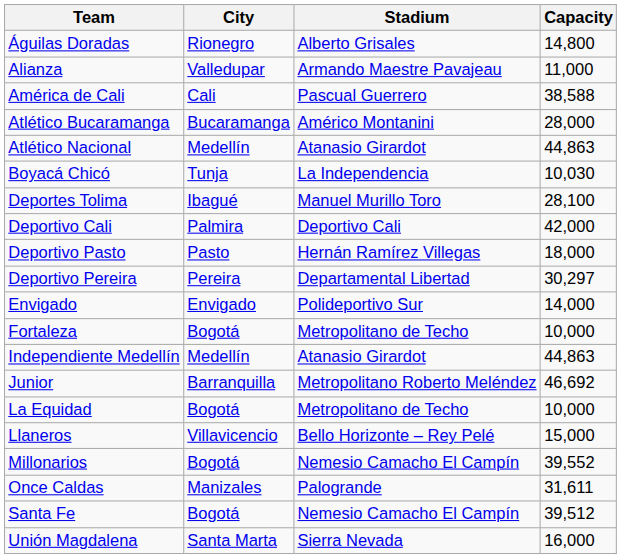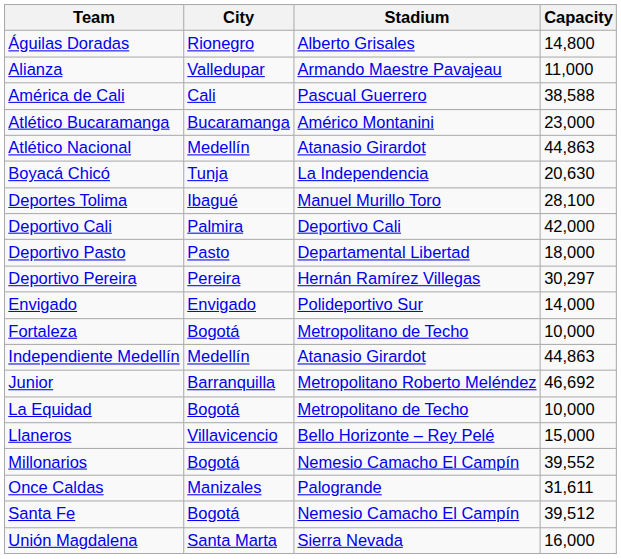(569, 122) 28,000 -> (569, 122) 23,000
(569, 174) 10,030 -> (569, 174) 20,630
(389, 252) Hernán Ramírez Villegas -> (384, 252) Departamental Libertad
(384, 278) Departamental Libertad -> (389, 278) Hernán Ramírez Villegas
